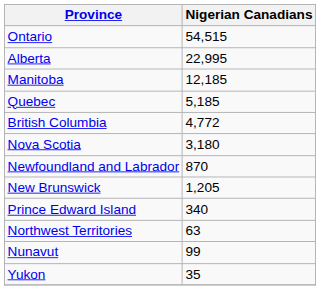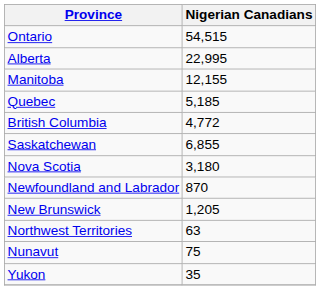(206, 79) 12,185 -> (206, 79) 12,155
+ row: (52, 144)
- row: (72, 209)
(193, 252) 99 -> (193, 252) 75
